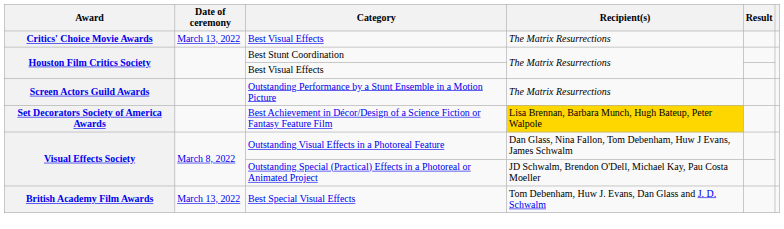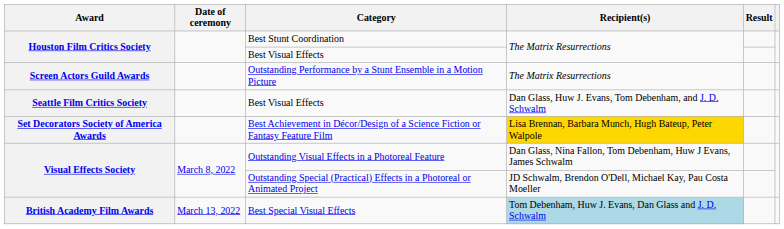- row: (90, 39)
+ row: (90, 103)
(613, 199) no background -> (613, 210) lightblue background
